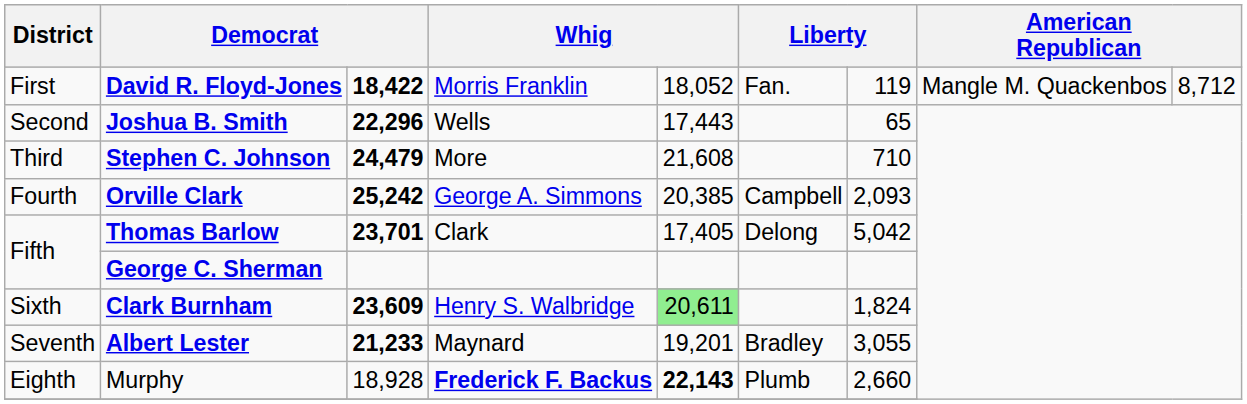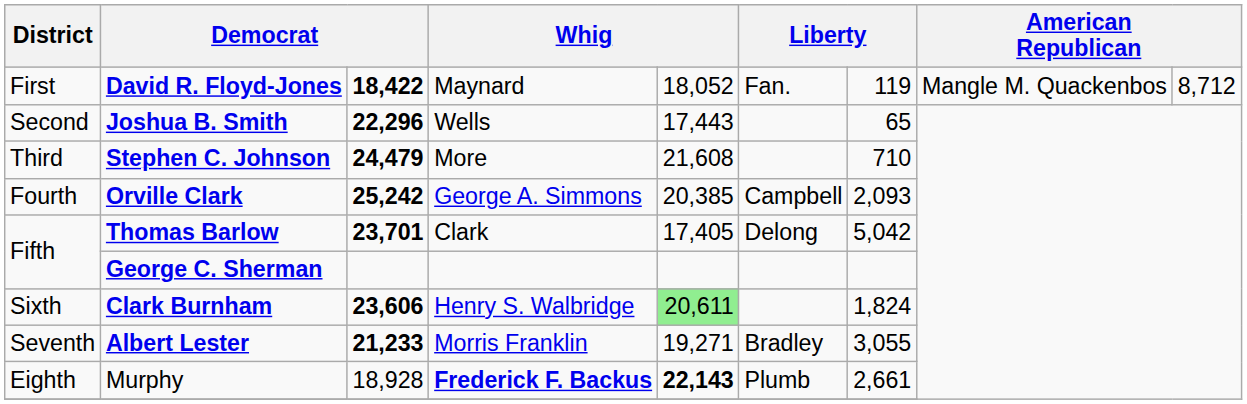(511, 85) Morris Franklin -> (479, 85) Maynard
(388, 306) 23,609 -> (388, 306) 23,606
(479, 343) Maynard -> (511, 343) Morris Franklin
(698, 343) 19,201 -> (698, 343) 19,271
(882, 380) 2,660 -> (882, 380) 2,661
